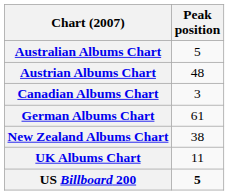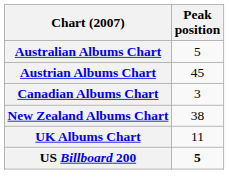(197, 72) 48 -> (197, 72) 45
- row: (88, 115)
